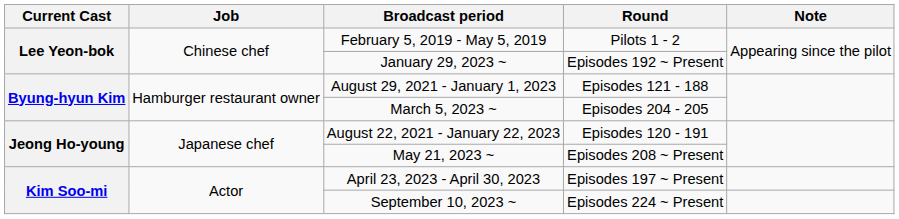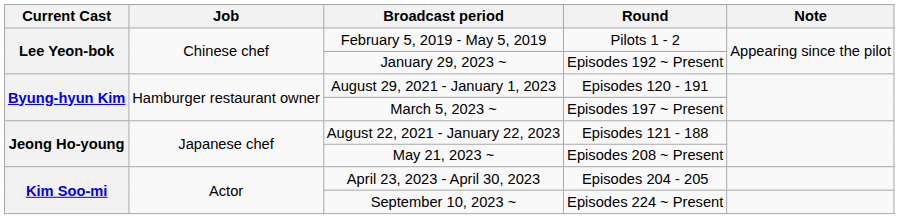(645, 86) Episodes 121 - 188 -> (645, 86) Episodes 120 - 191
(645, 109) Episodes 204 - 205 -> (645, 109) Episodes 197 ~ Present
(645, 133) Episodes 120 - 191 -> (645, 133) Episodes 121 - 188
(645, 179) Episodes 197 ~ Present -> (645, 179) Episodes 204 - 205
